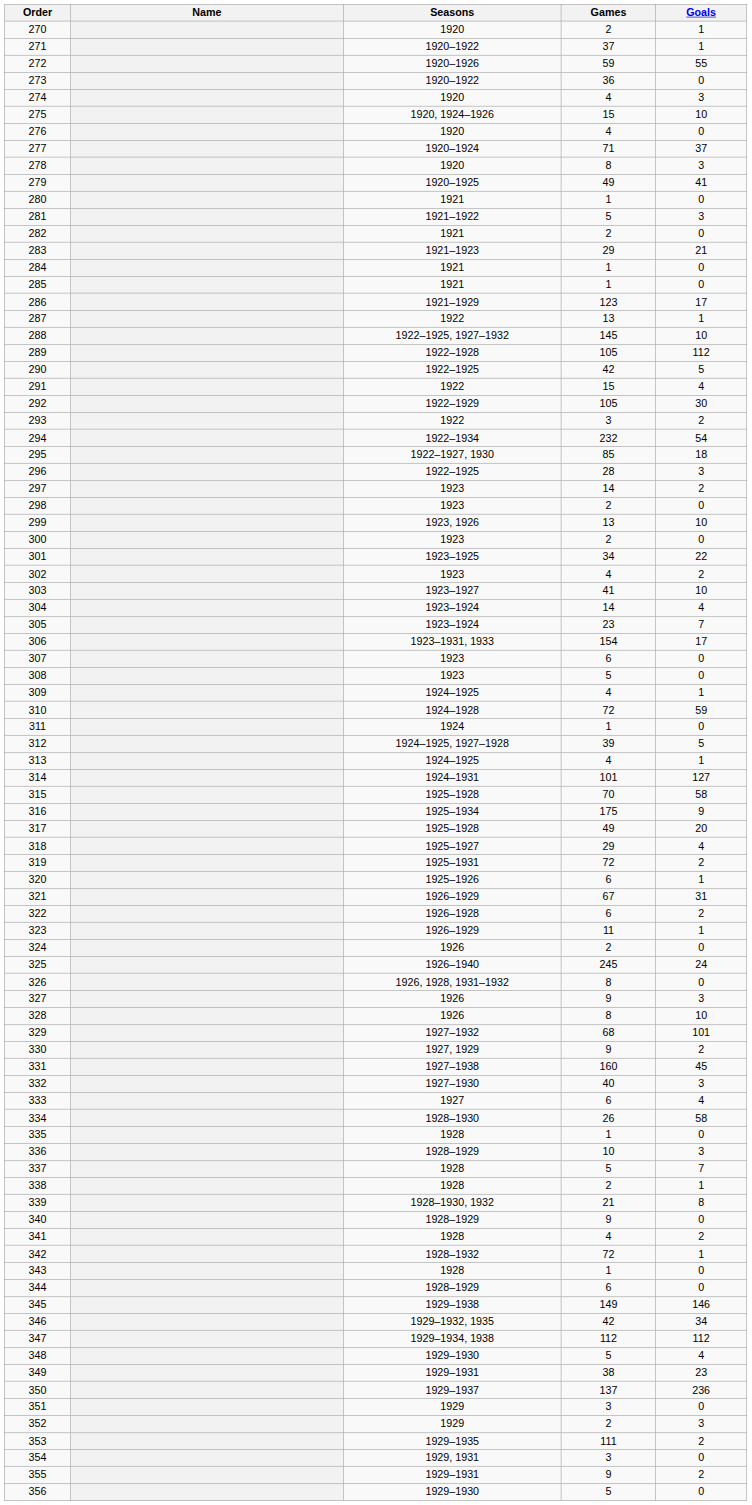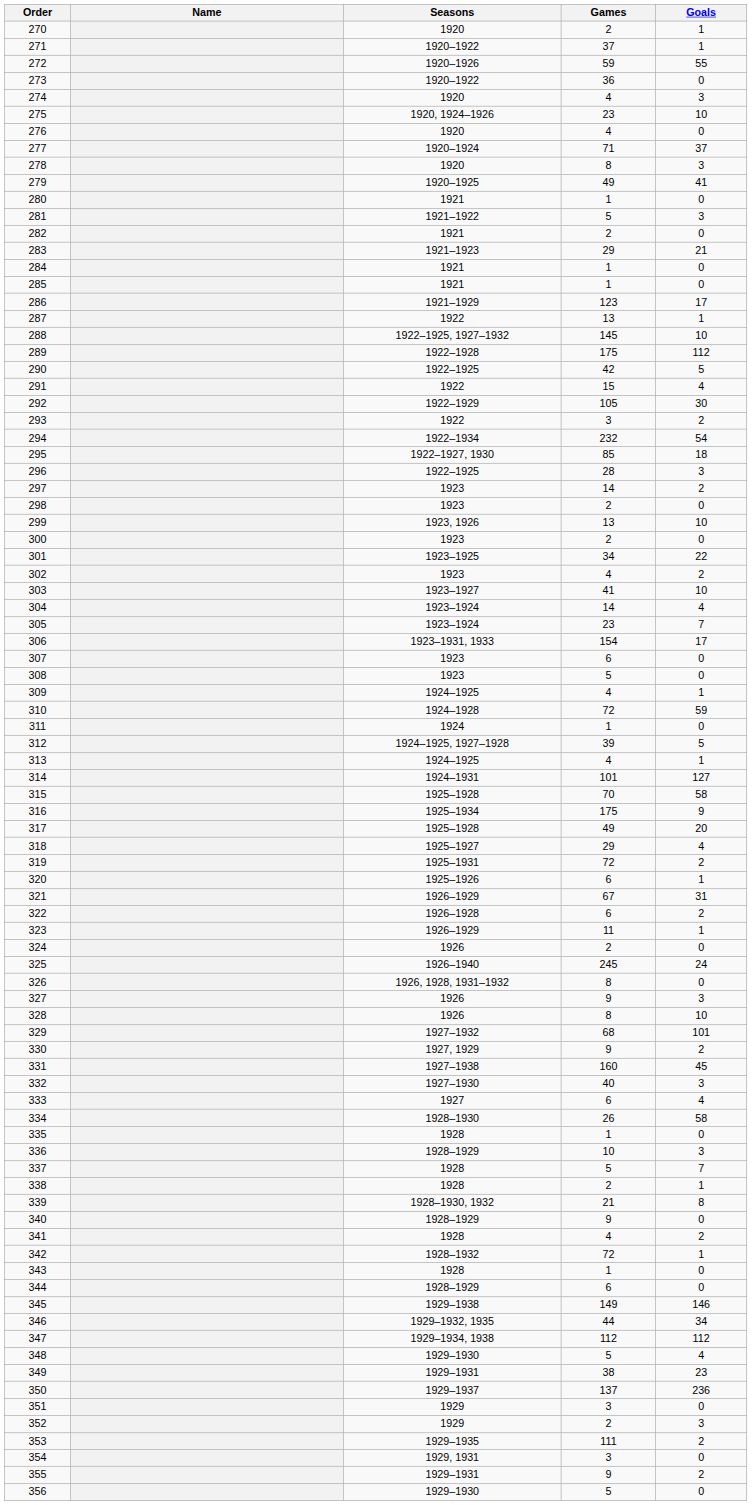(608, 115) 15 -> (608, 115) 23
(608, 353) 105 -> (608, 353) 175
(608, 1322) 42 -> (608, 1322) 44
